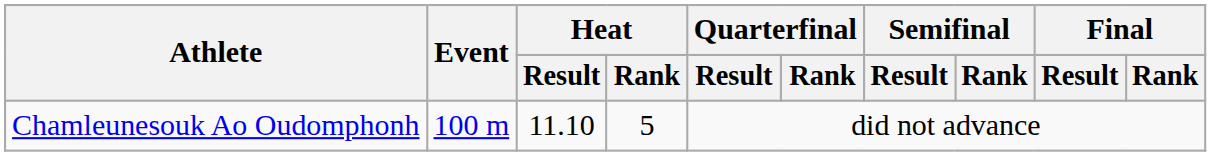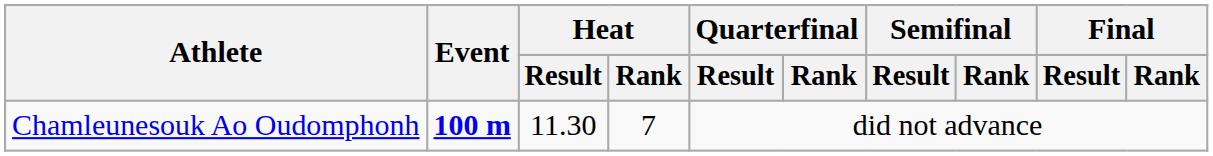(471, 125) normal -> (472, 125) bold
(562, 125) 11.10 -> (563, 125) 11.30
(647, 125) 5 -> (649, 125) 7
